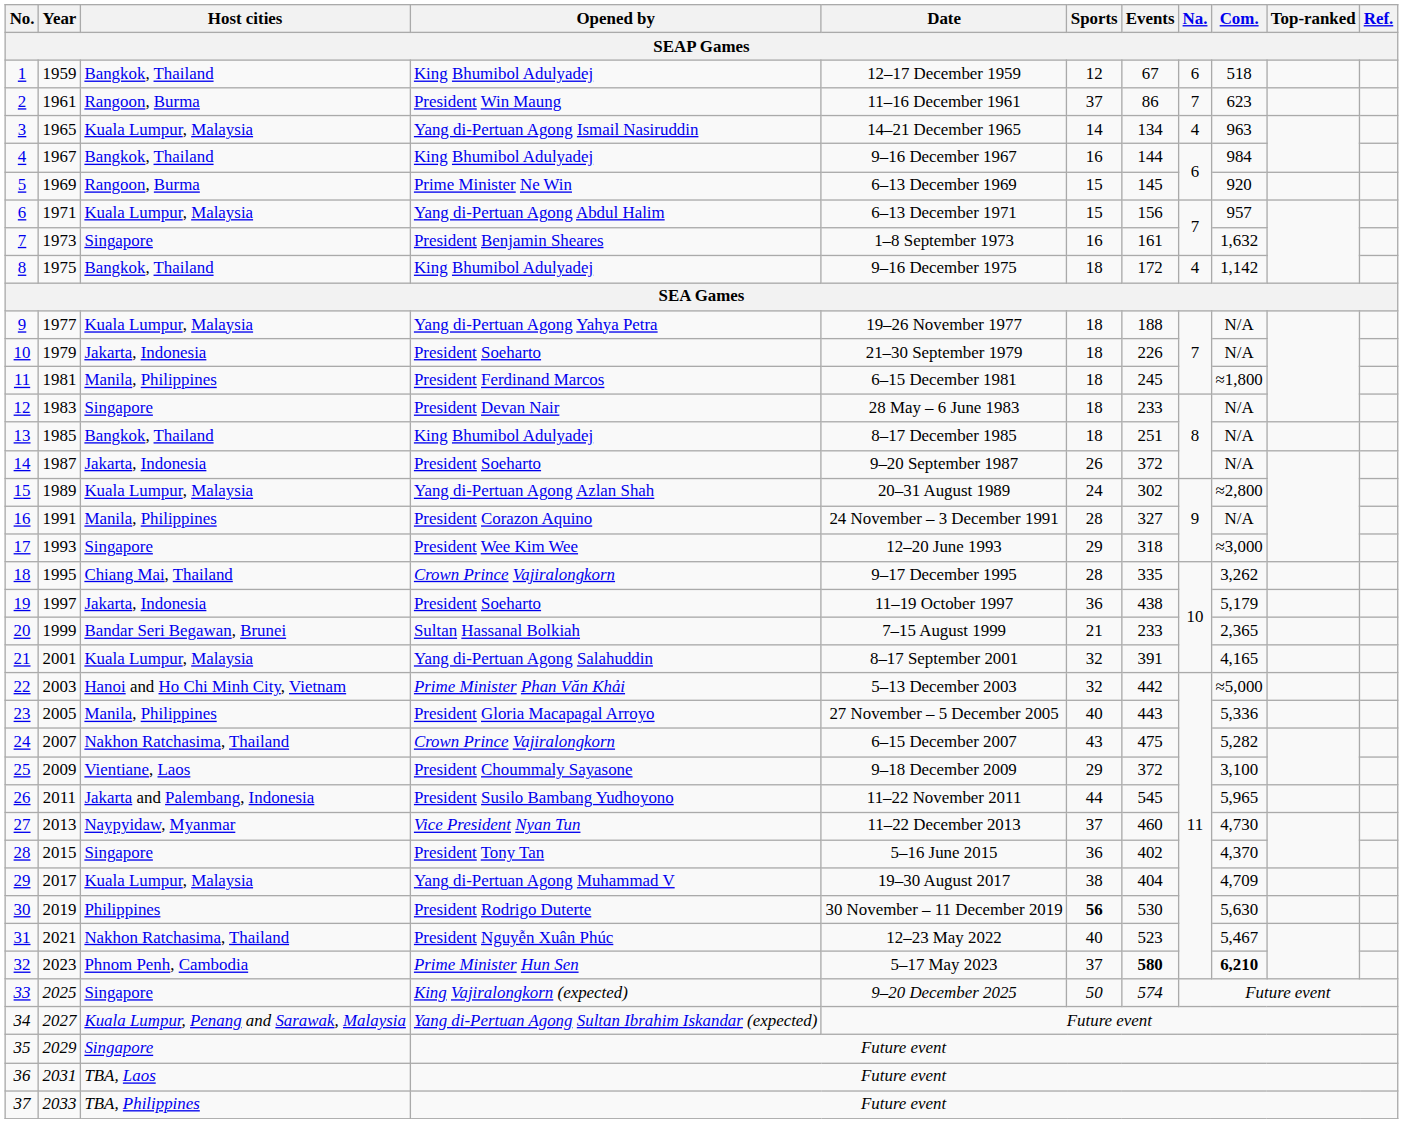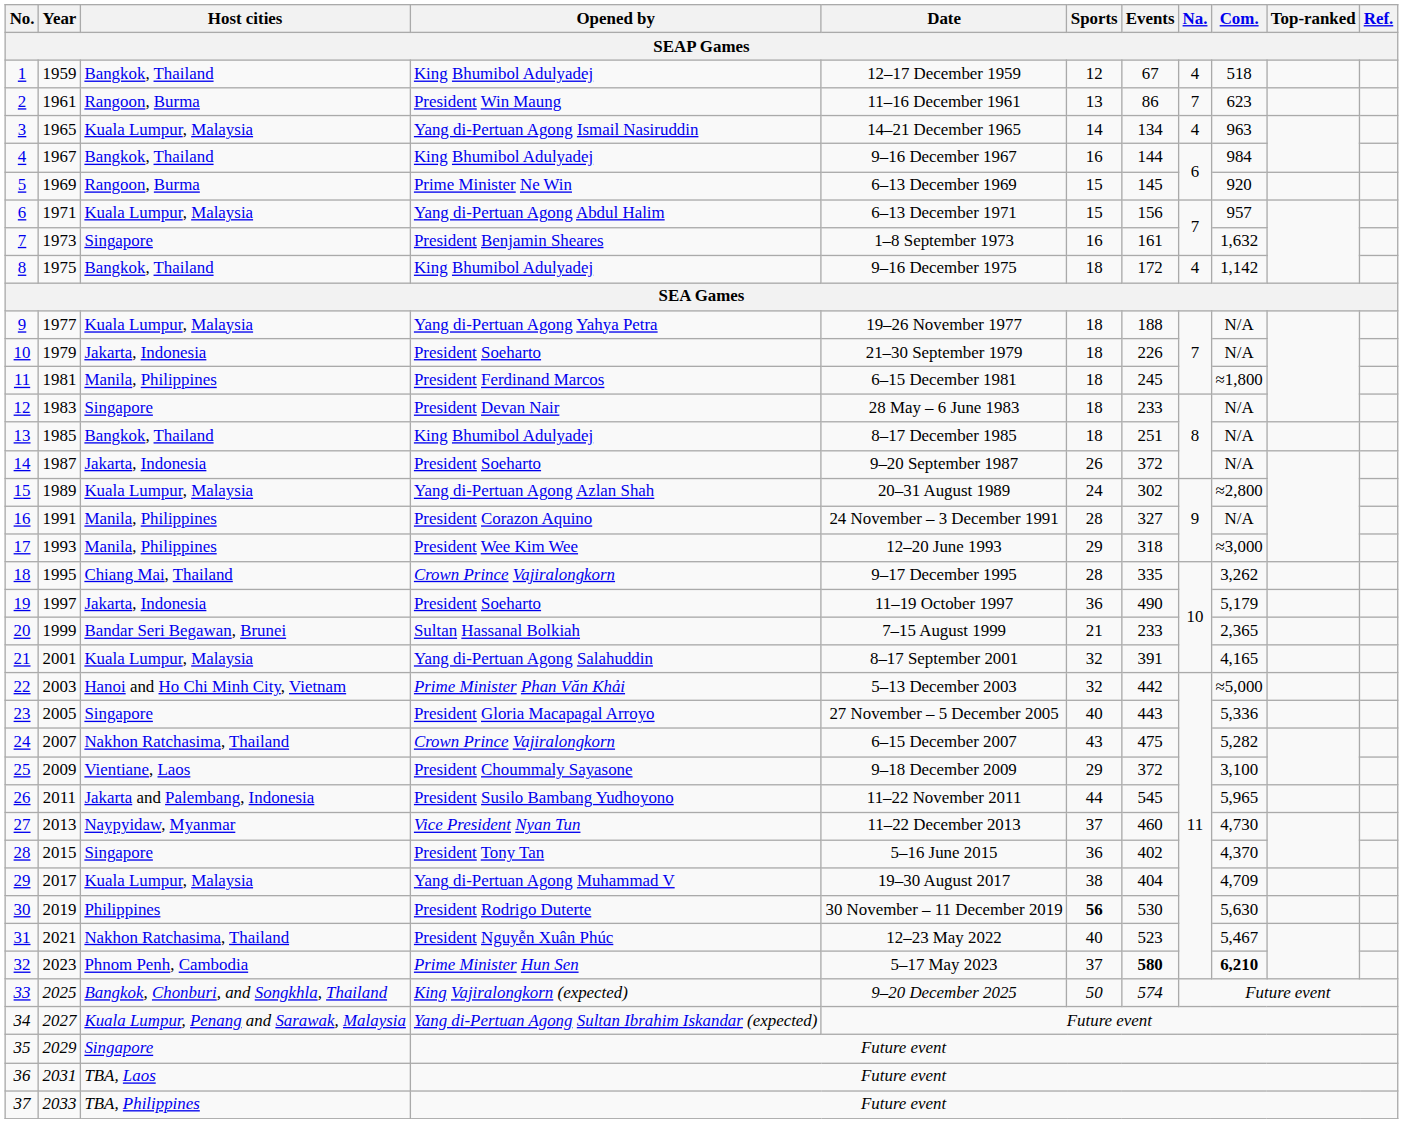(1195, 73) 6 -> (1195, 73) 4
(1094, 101) 37 -> (1094, 101) 13
(119, 547) Singapore -> (151, 547) Manila, Philippines
(1150, 602) 438 -> (1150, 602) 490
(151, 714) Manila, Philippines -> (119, 714) Singapore
(119, 992) Singapore -> (236, 992) Bangkok, Chonburi, and Songkhla, Thailand
